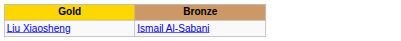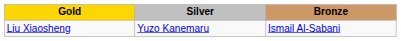+ column: (200, 12)
